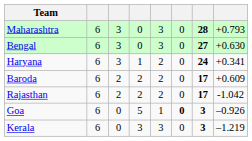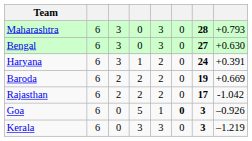(230, 62) +0.341 -> (230, 62) +0.391
(203, 78) 17 -> (203, 78) 19
(230, 78) +0.609 -> (230, 78) +0.669
